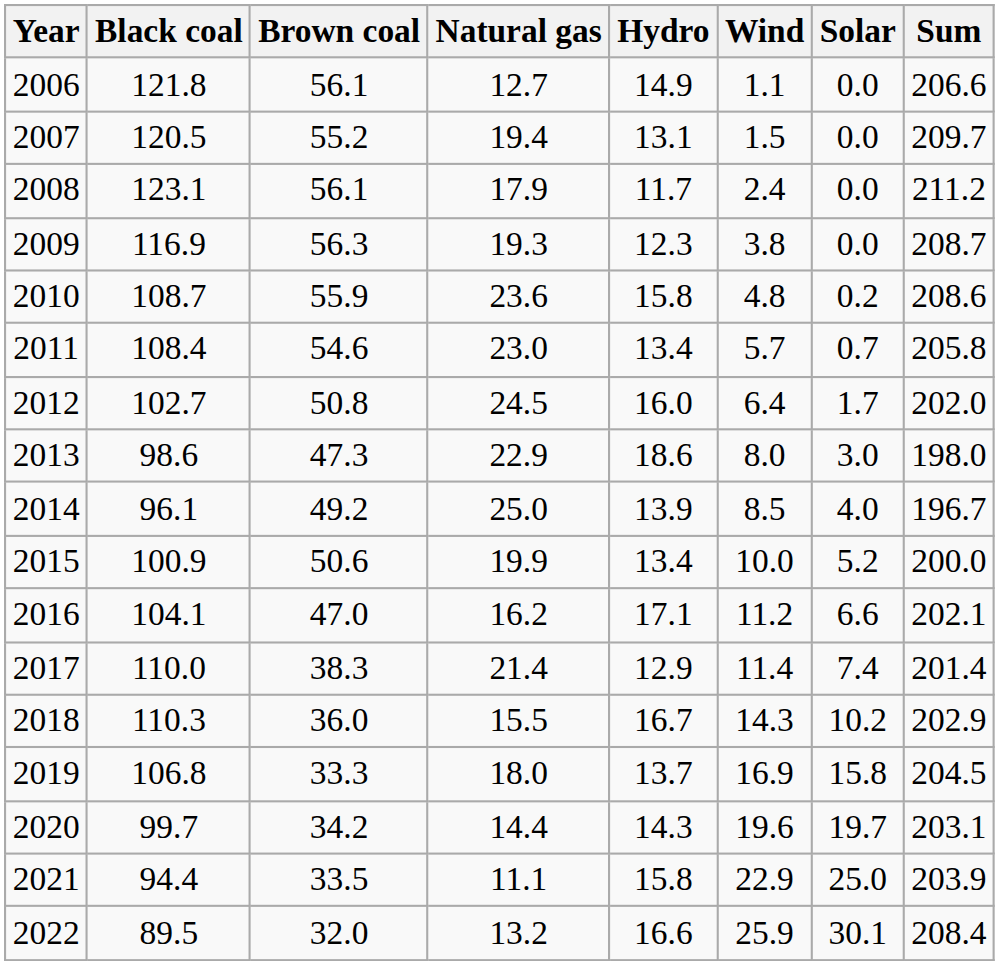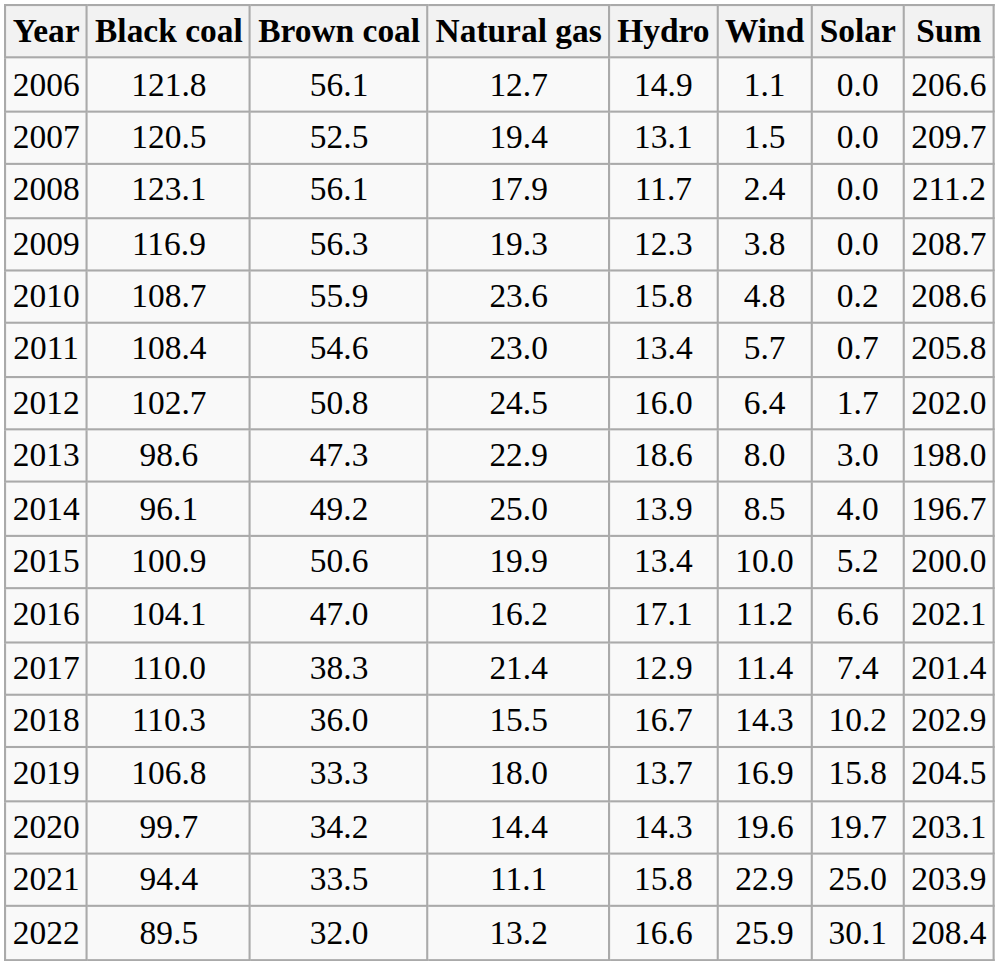(339, 137) 55.2 -> (339, 137) 52.5
